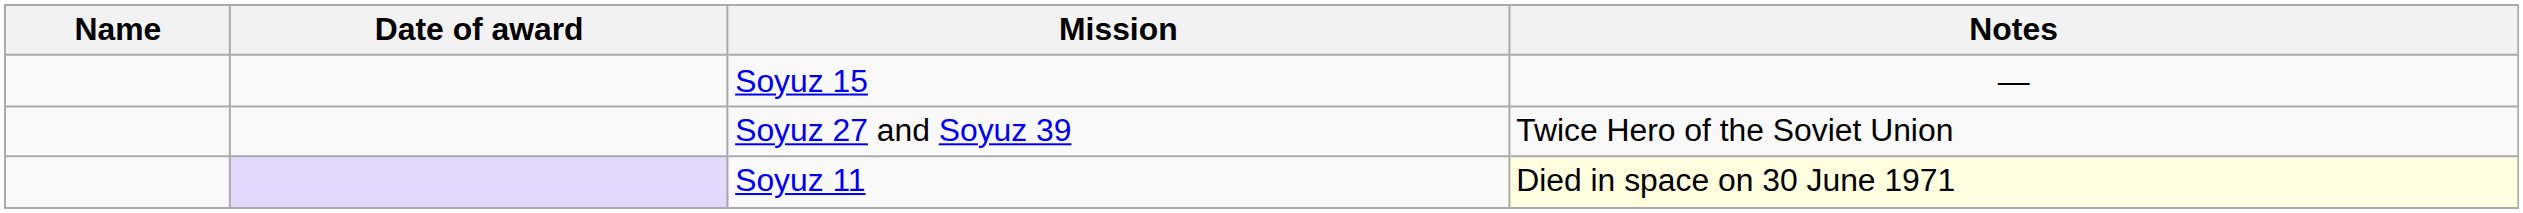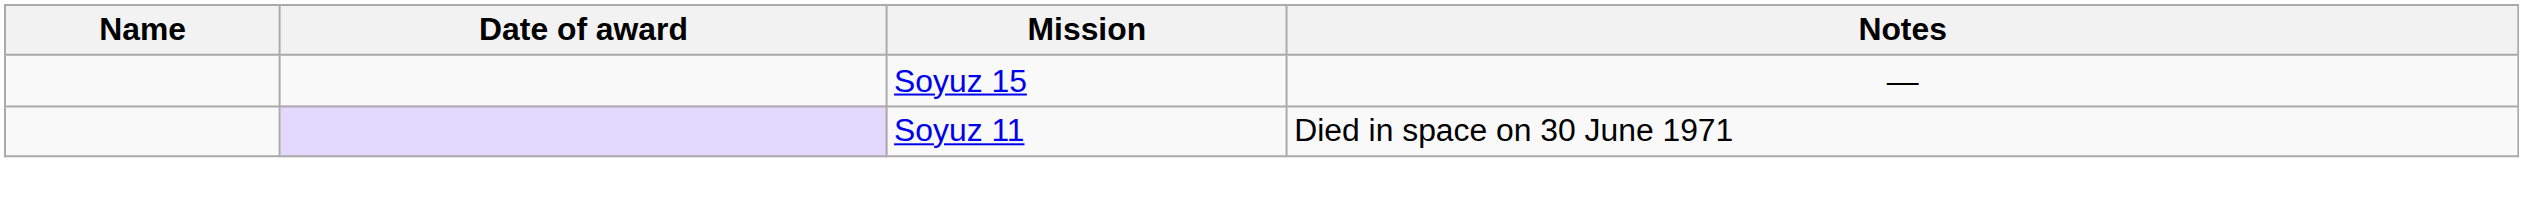- row: (903, 130)
(1736, 181) lightyellow background -> (1514, 130) no background
